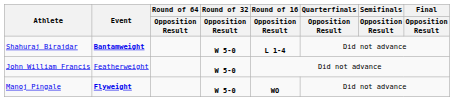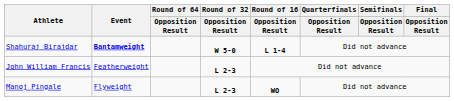(225, 70) W 5-0 -> (225, 70) L 2-3
(113, 86) bold -> (113, 86) normal
(225, 91) W 5-0 -> (225, 91) L 2-3
